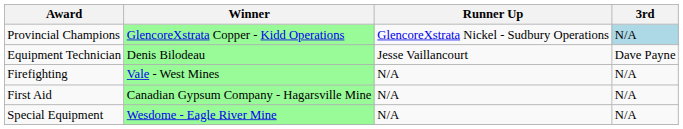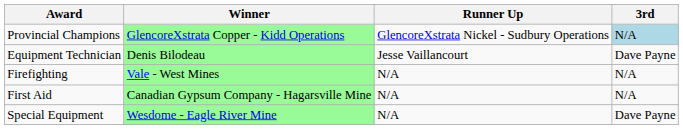(626, 114) N/A -> (645, 114) Dave Payne
